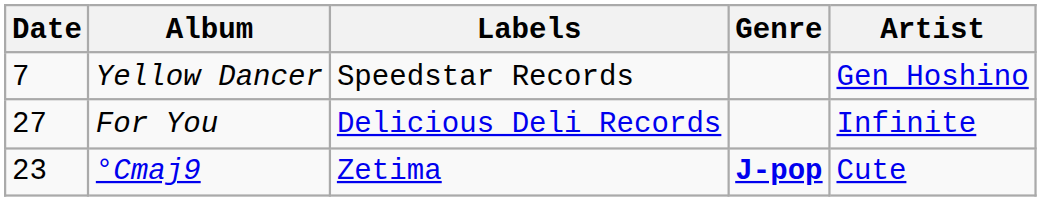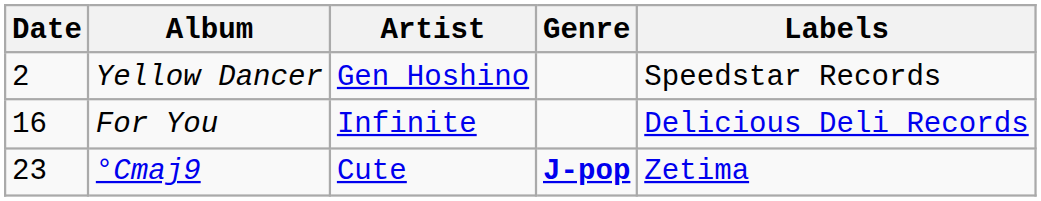columns swapped: (933, 29) <-> (529, 29)
(21, 76) 7 -> (21, 76) 2
(30, 124) 27 -> (30, 124) 16
